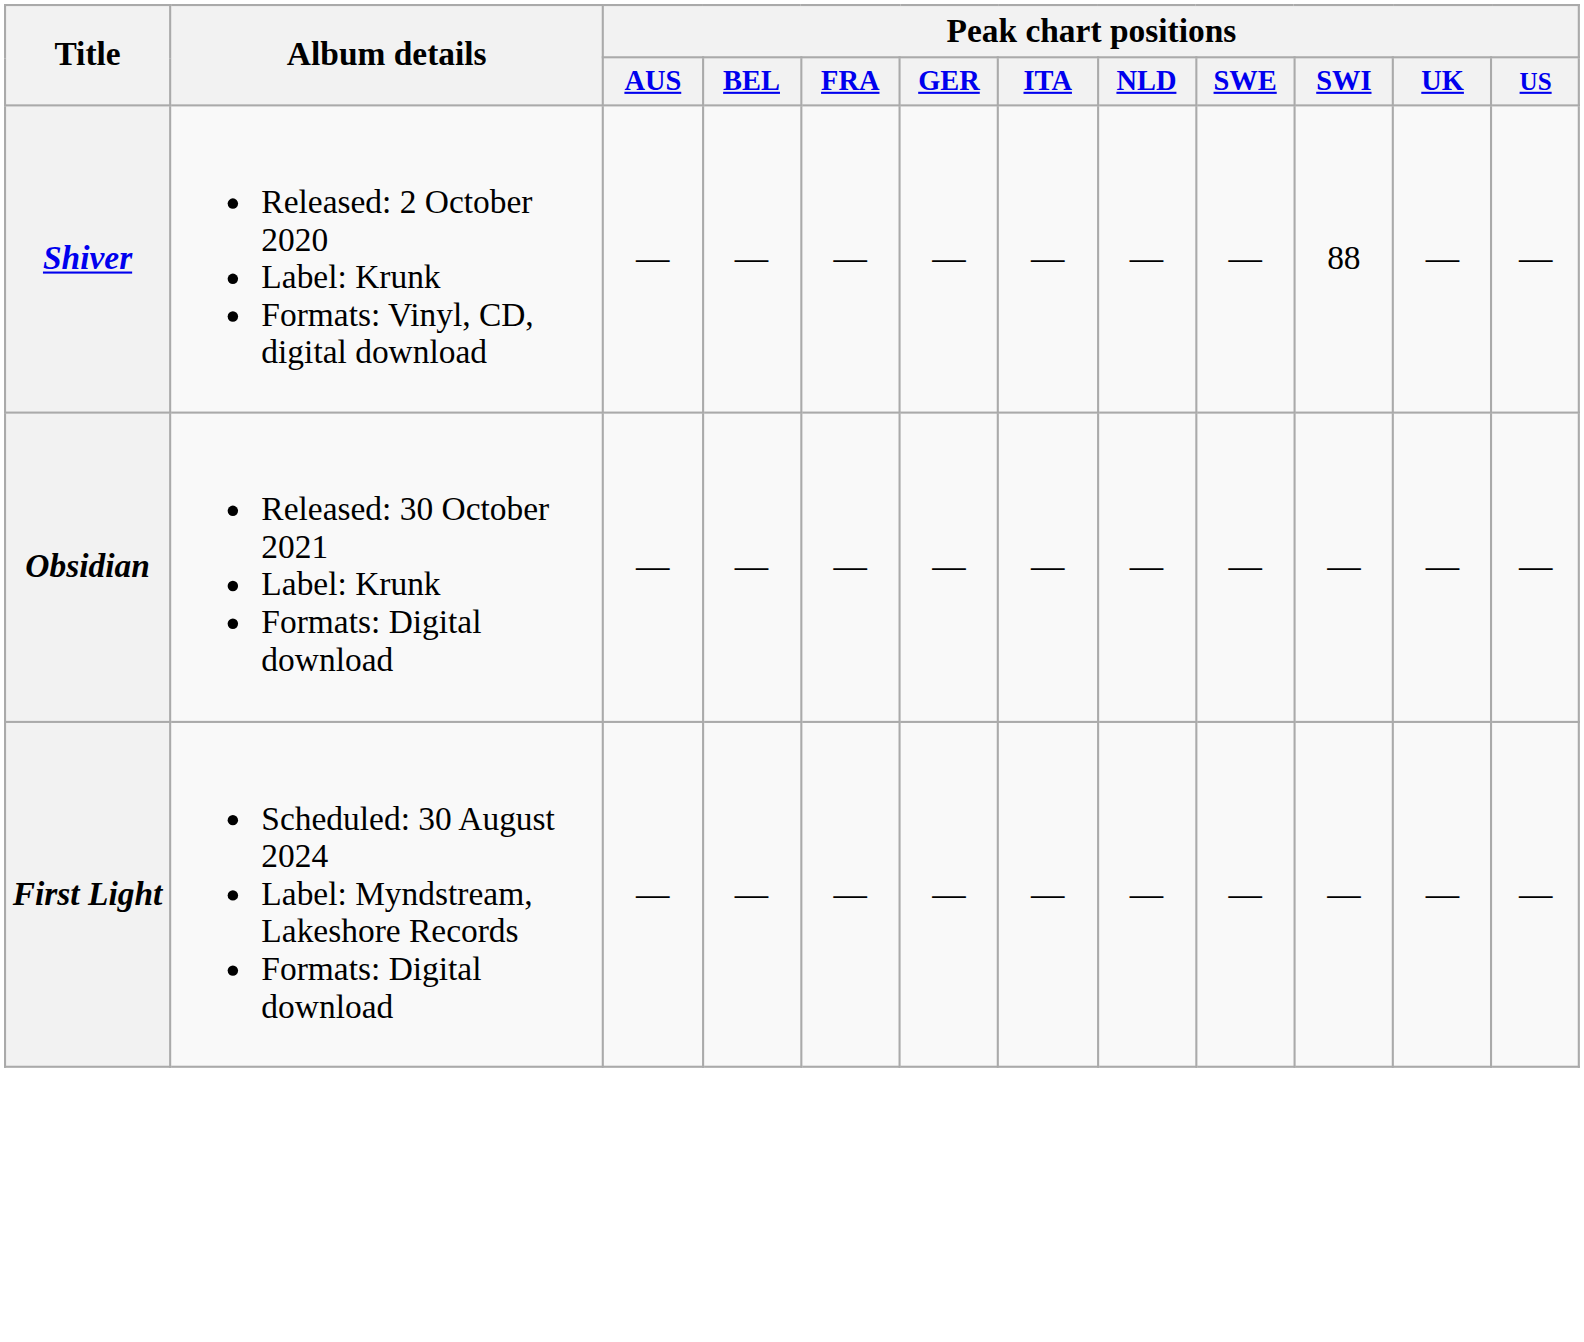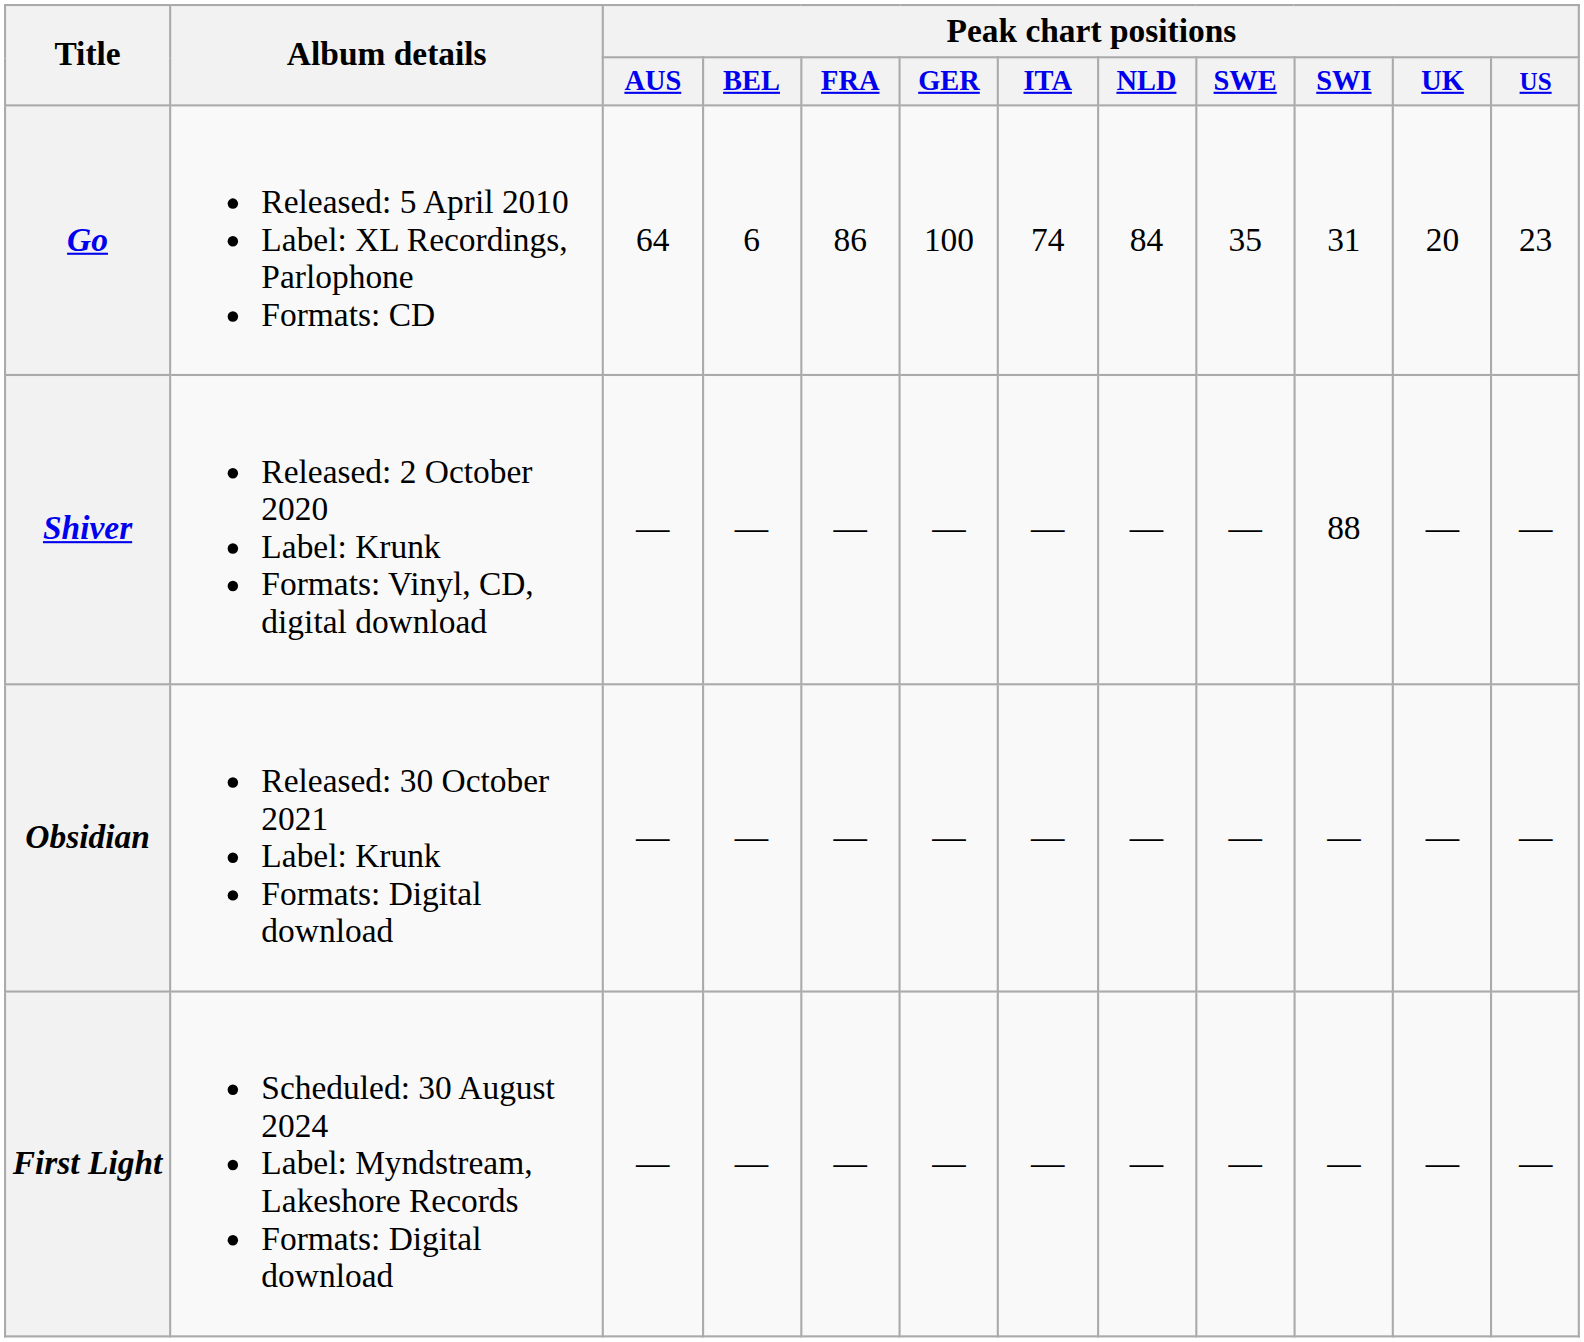+ row: (88, 239)
